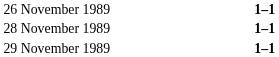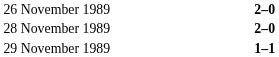(265, 9) 1–1 -> (265, 9) 2–0
(265, 29) 1–1 -> (265, 29) 2–0
